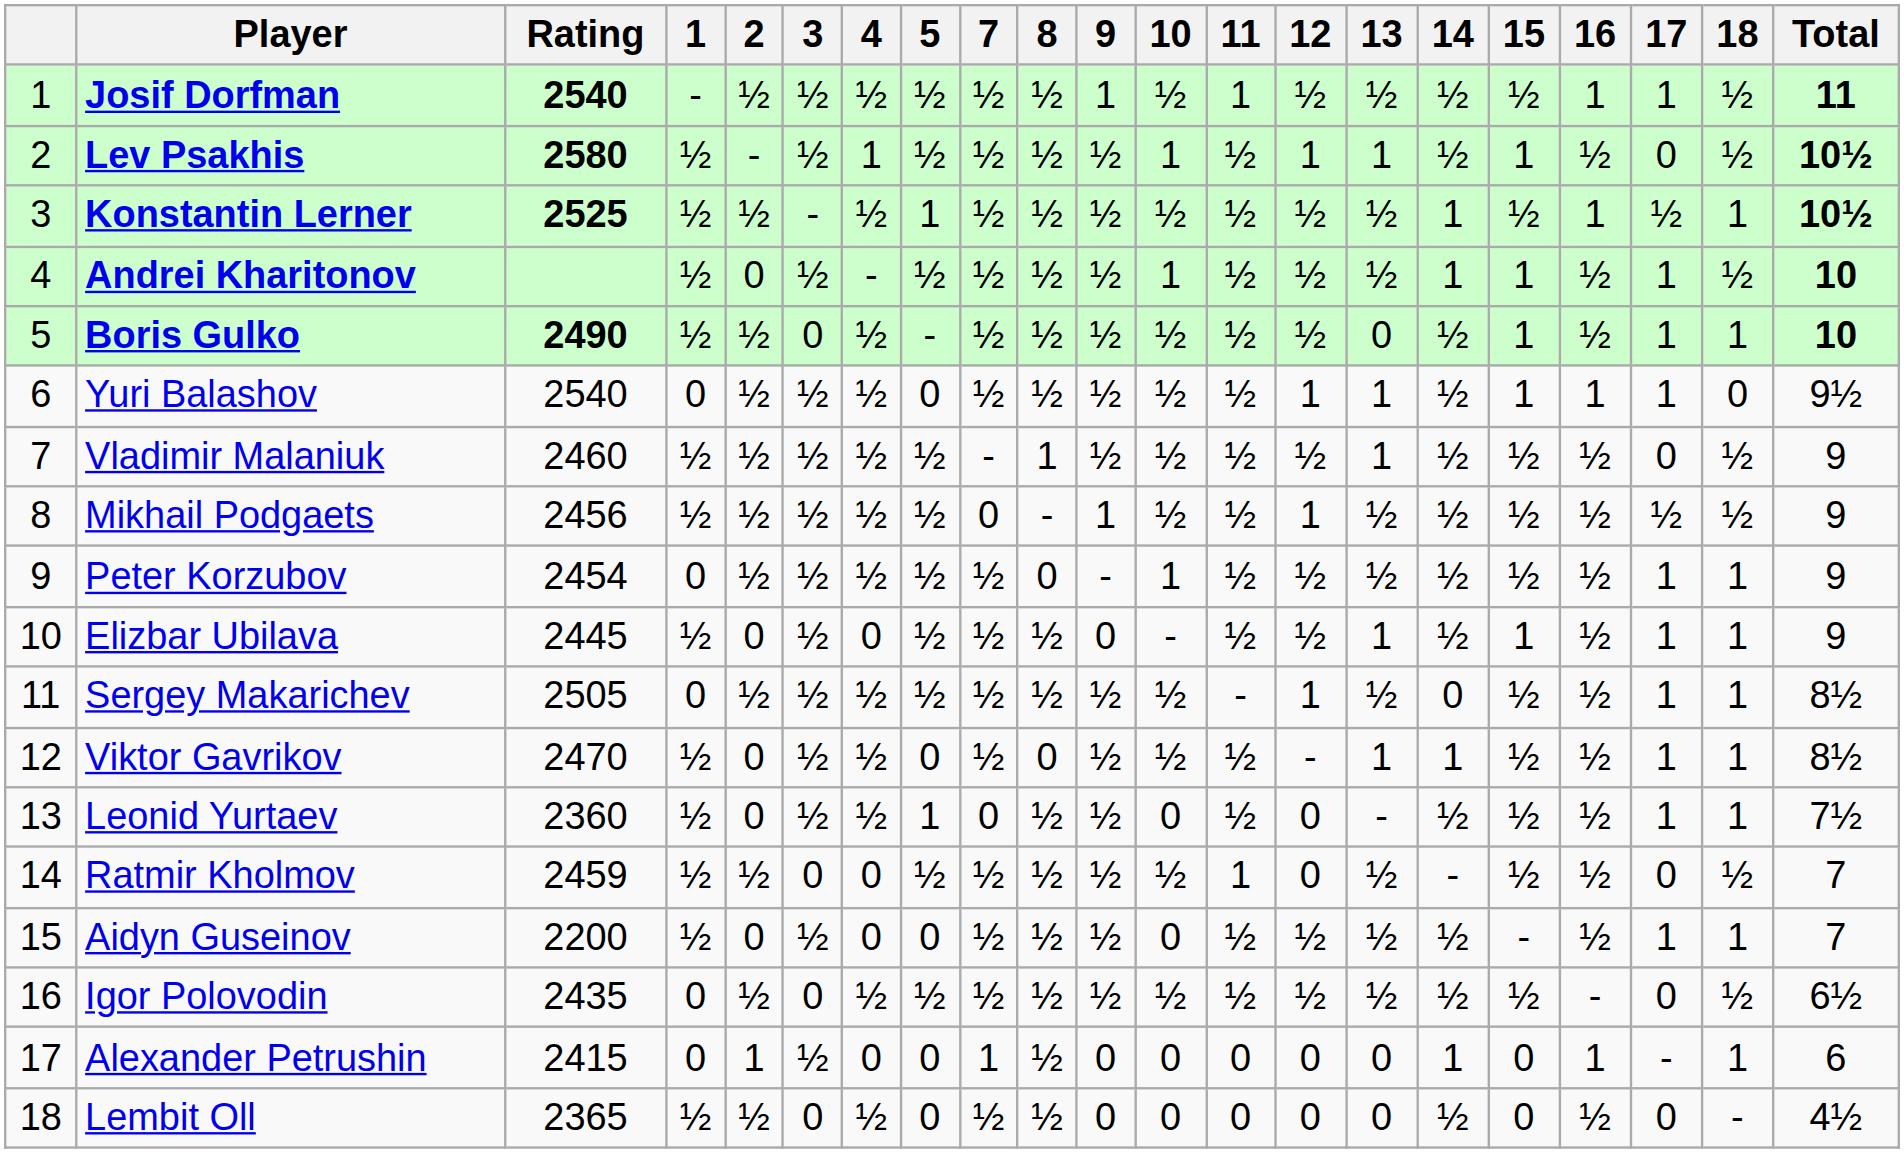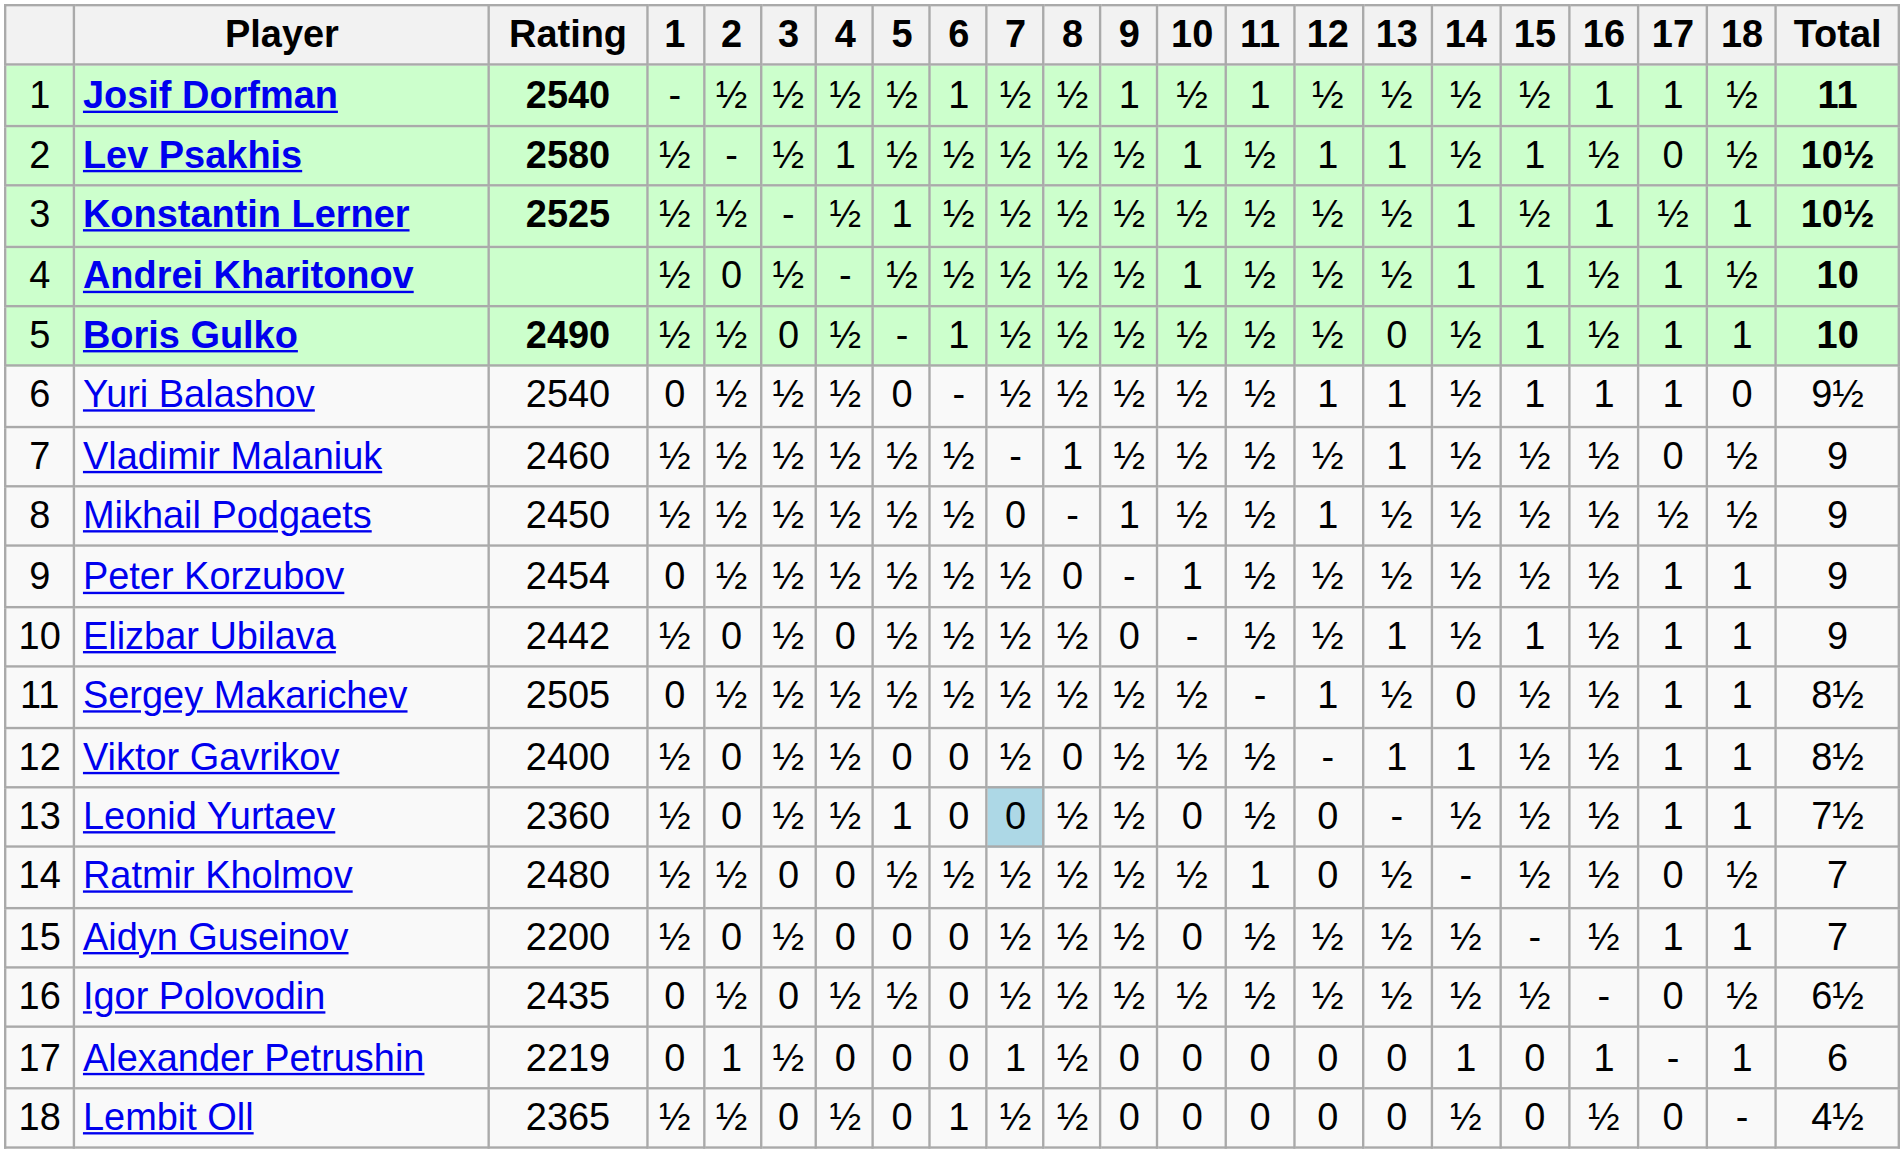+ column: (959, 34)
(585, 515) 2456 -> (568, 515) 2450
(585, 635) 2445 -> (568, 635) 2442
(585, 756) 2470 -> (568, 756) 2400
(988, 816) no background -> (1016, 816) lightblue background
(585, 876) 2459 -> (568, 876) 2480
(585, 1056) 2415 -> (568, 1056) 2219
